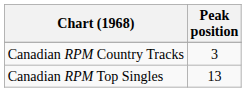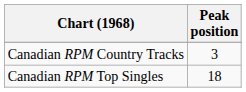(214, 76) 13 -> (214, 76) 18
